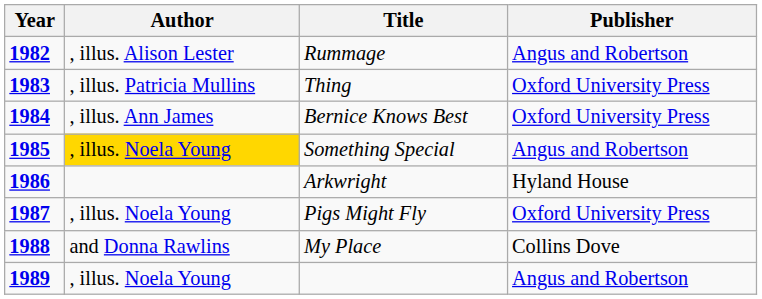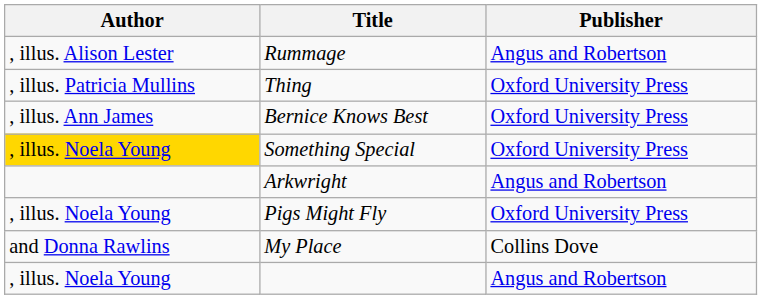- column: (35, 20)
(600, 149) Angus and Robertson -> (589, 149) Oxford University Press
(570, 181) Hyland House -> (578, 181) Angus and Robertson
